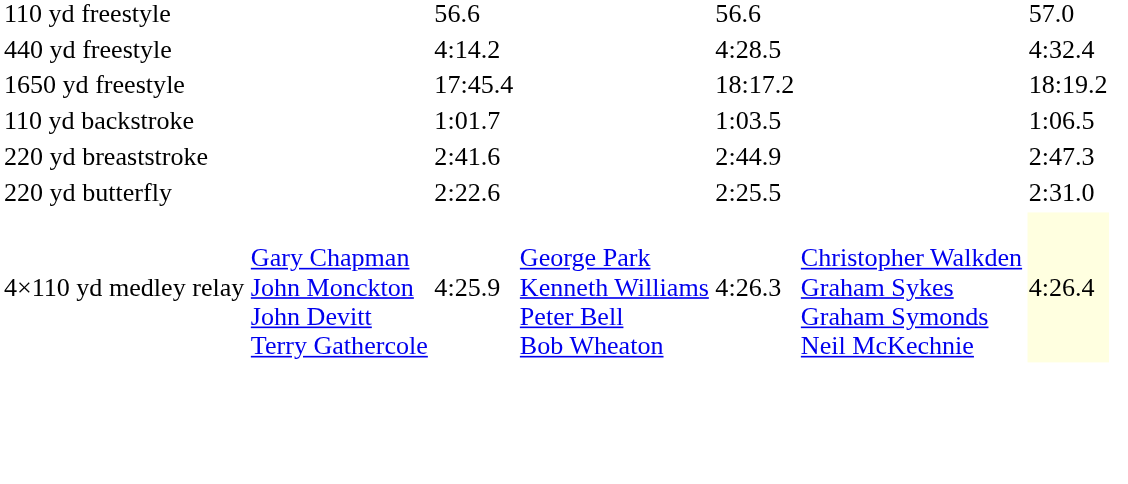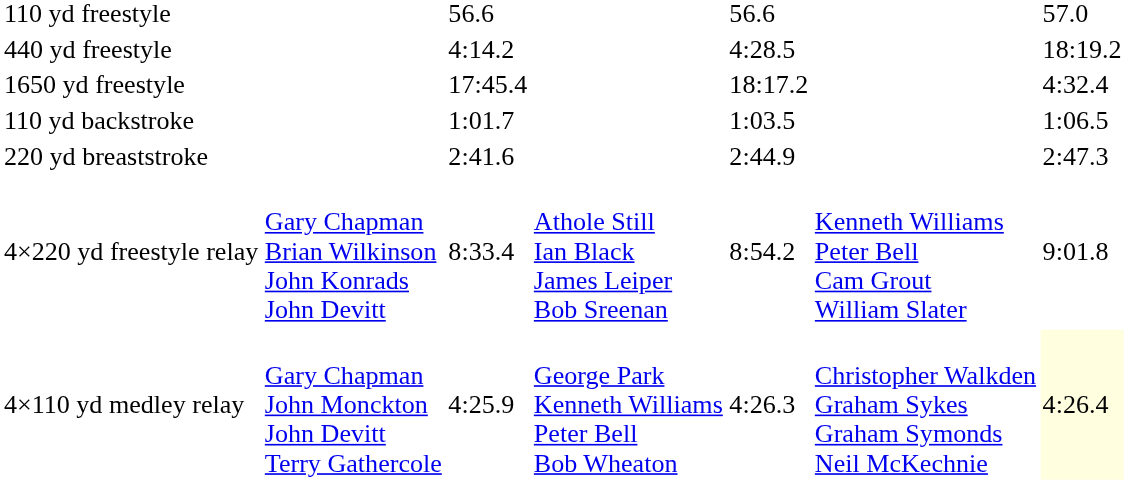(1062, 49) 4:32.4 -> (1082, 49) 18:19.2
(1068, 84) 18:19.2 -> (1076, 84) 4:32.4
- row: (88, 192)
+ row: (131, 251)
